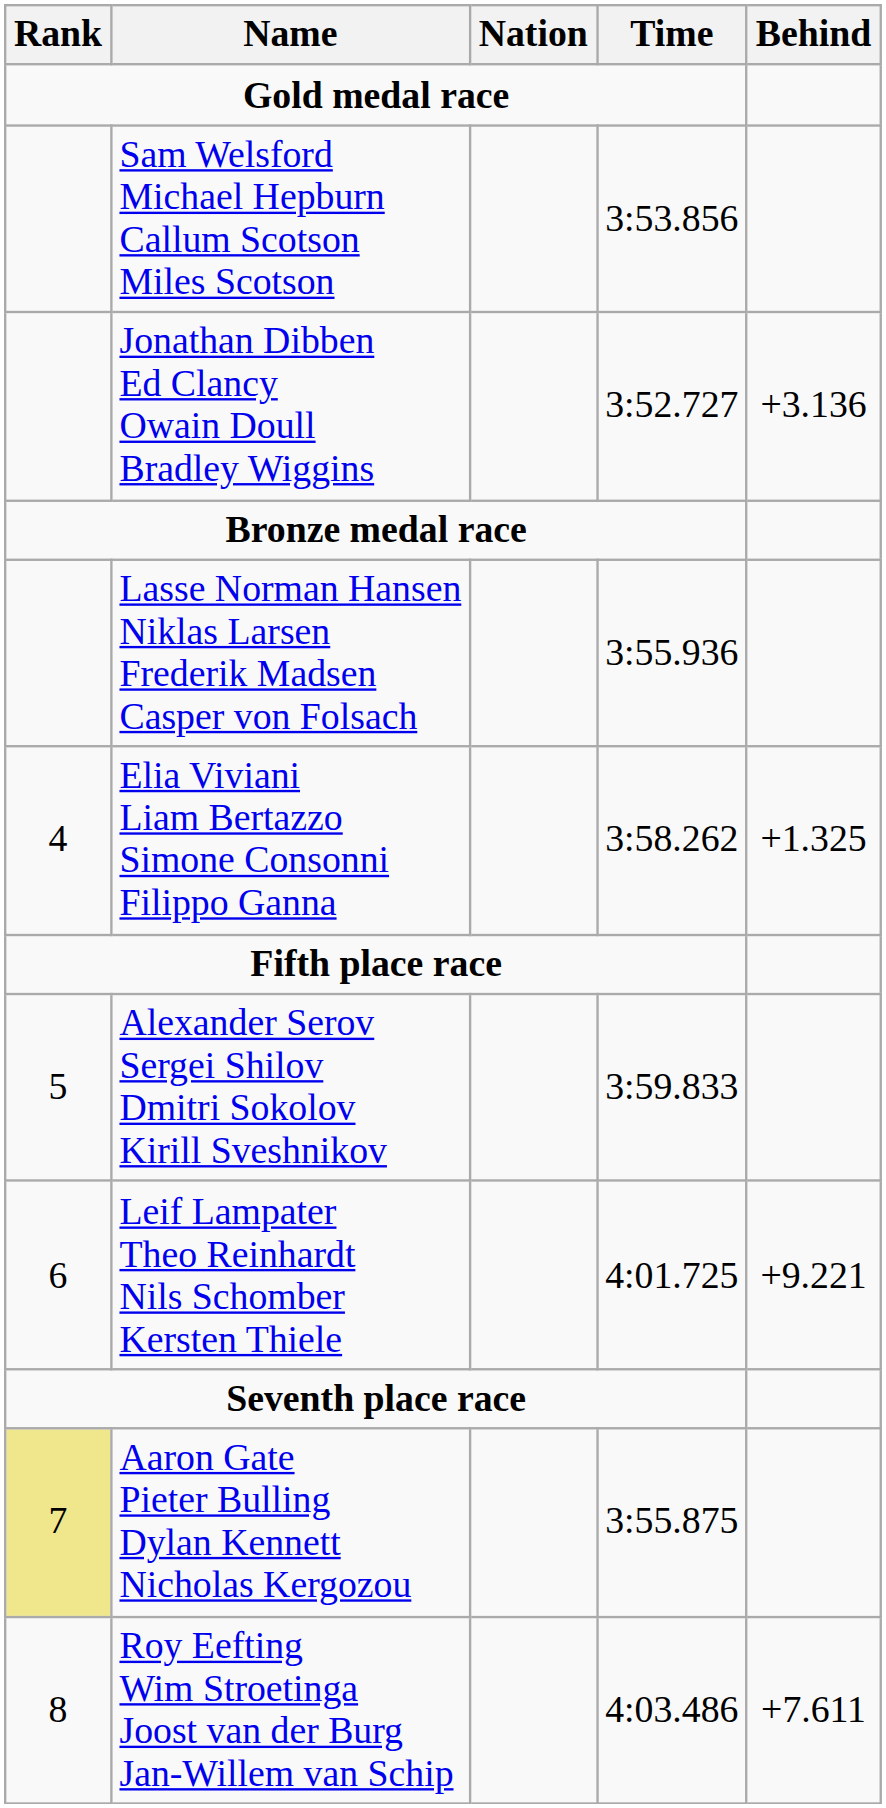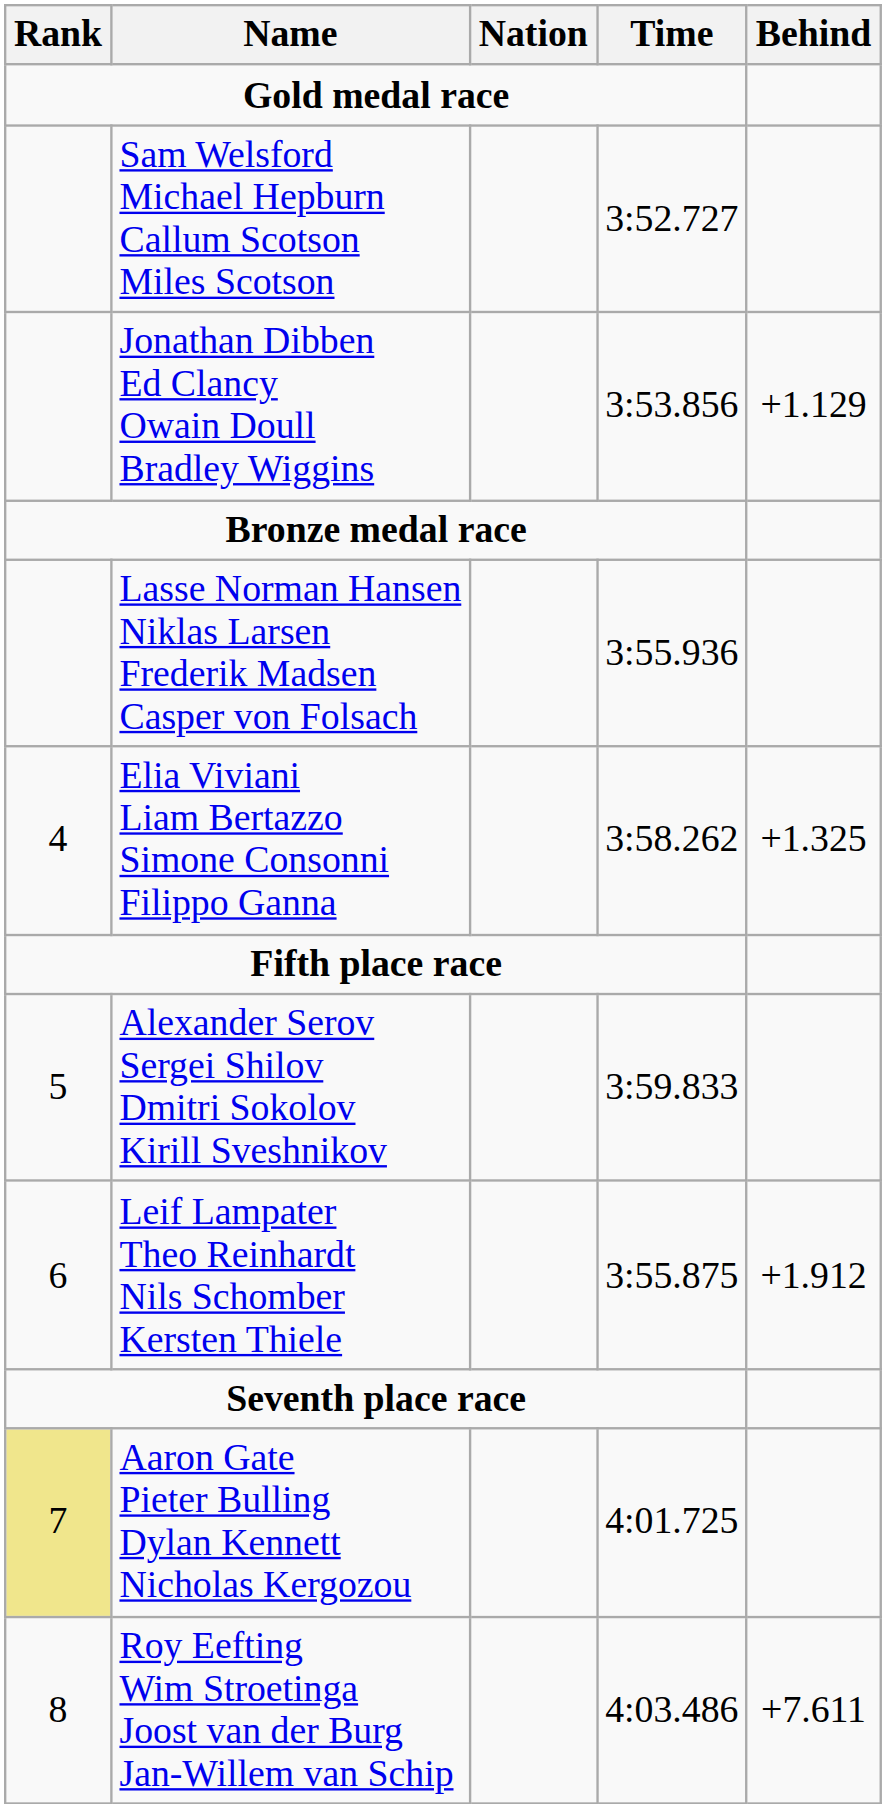(672, 217) 3:53.856 -> (672, 217) 3:52.727
(672, 405) 3:52.727 -> (672, 405) 3:53.856
(814, 405) +3.136 -> (814, 405) +1.129
(672, 1274) 4:01.725 -> (672, 1274) 3:55.875
(814, 1274) +9.221 -> (814, 1274) +1.912
(672, 1521) 3:55.875 -> (672, 1521) 4:01.725
